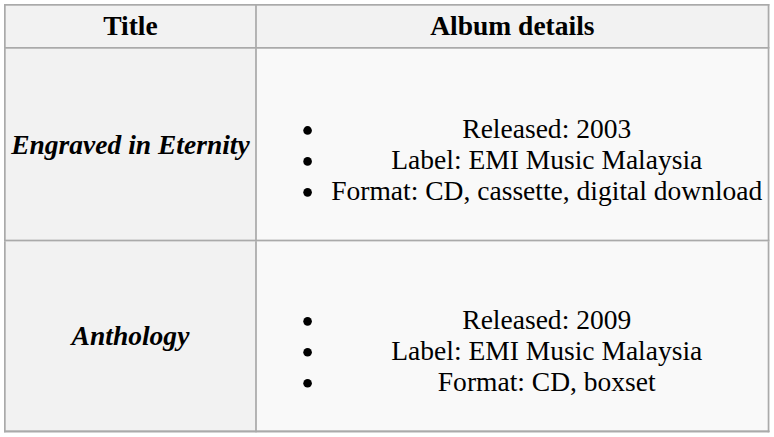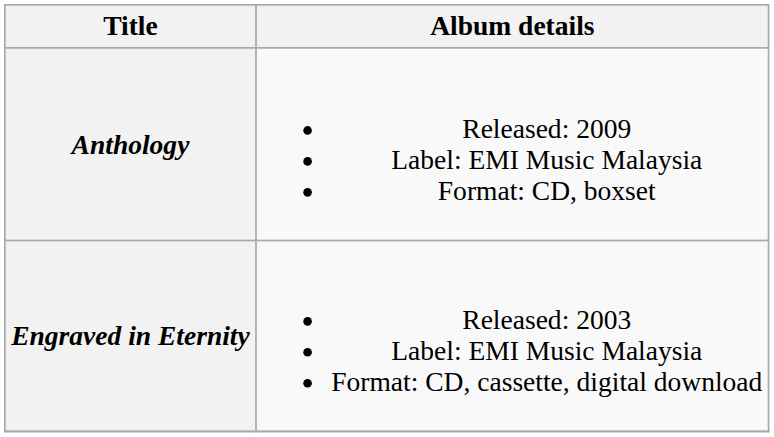rows swapped: (130, 143) <-> (130, 335)
